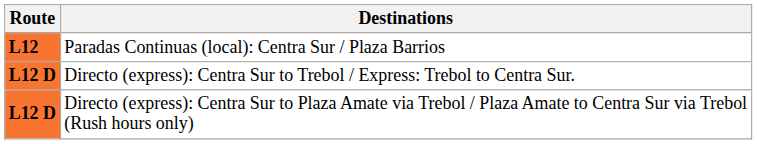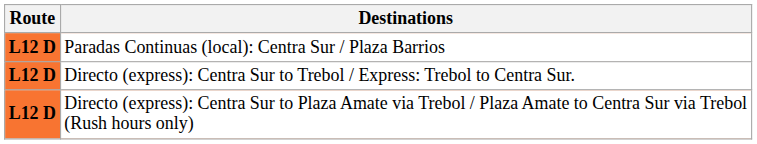(24, 47) L12 -> (32, 47) L12 D
